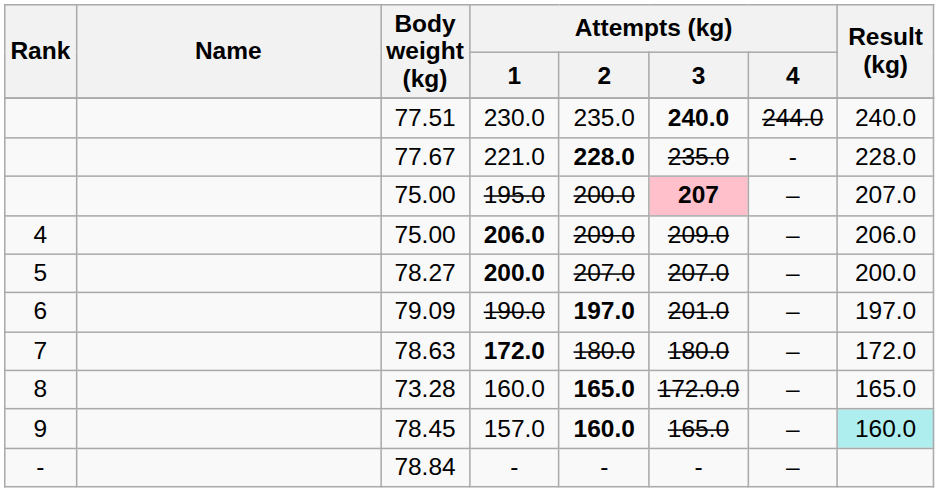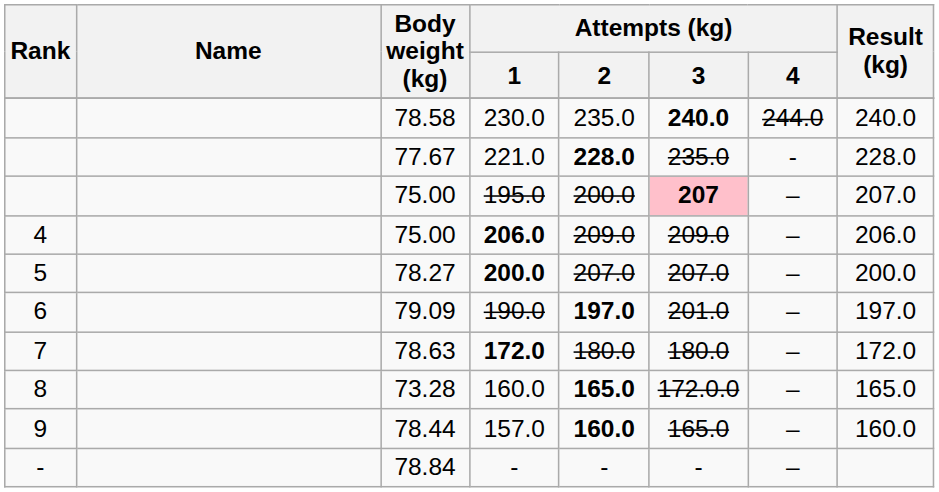(425, 117) 77.51 -> (425, 117) 78.58
(425, 428) 78.45 -> (425, 428) 78.44
(886, 428) paleturquoise background -> (886, 428) no background
